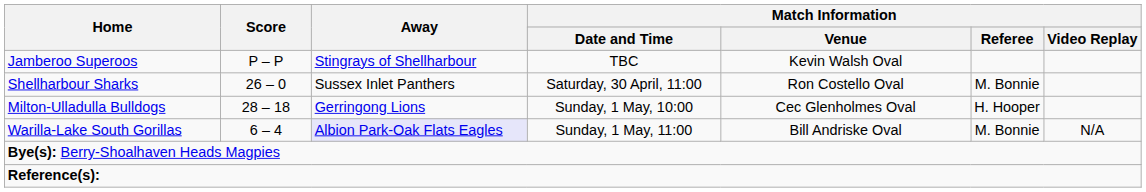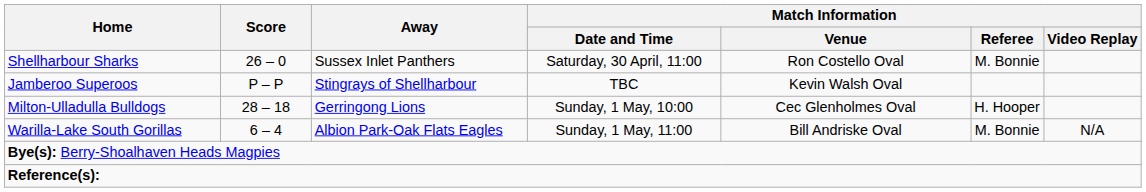rows swapped: (73, 61) <-> (73, 84)
(409, 130) lavender background -> (409, 130) no background
